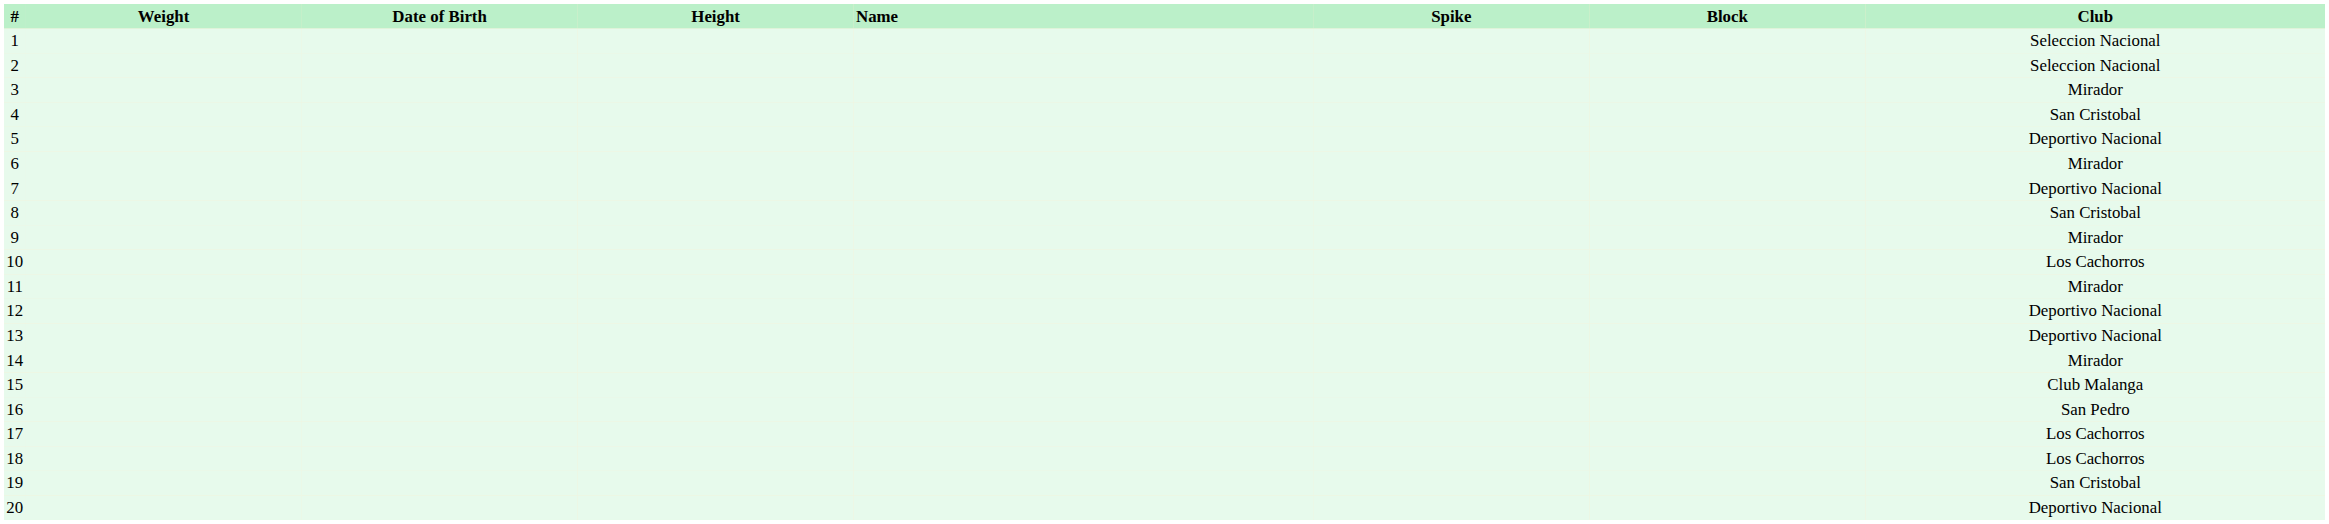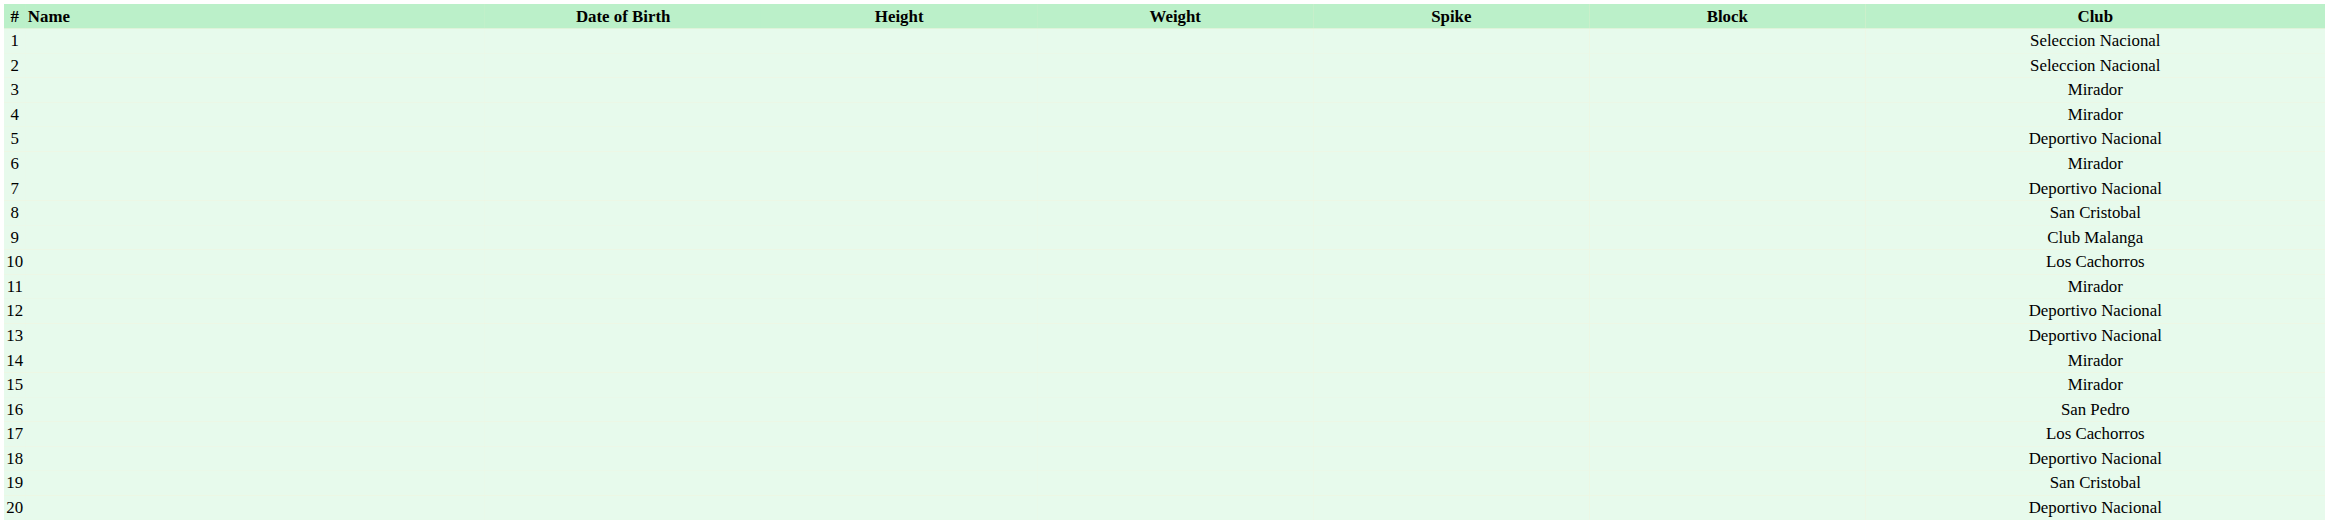columns swapped: (877, 16) <-> (164, 16)
(2095, 114) San Cristobal -> (2095, 114) Mirador
(2095, 237) Mirador -> (2095, 237) Club Malanga
(2095, 384) Club Malanga -> (2095, 384) Mirador
(2095, 458) Los Cachorros -> (2095, 458) Deportivo Nacional
